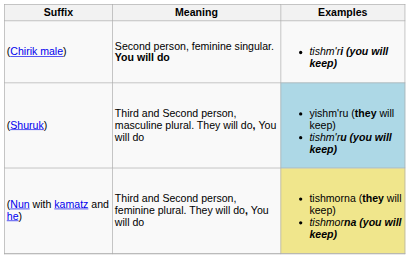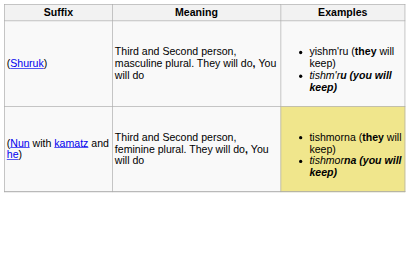- row: (37, 52)
(343, 131) lightblue background -> (343, 70) no background
